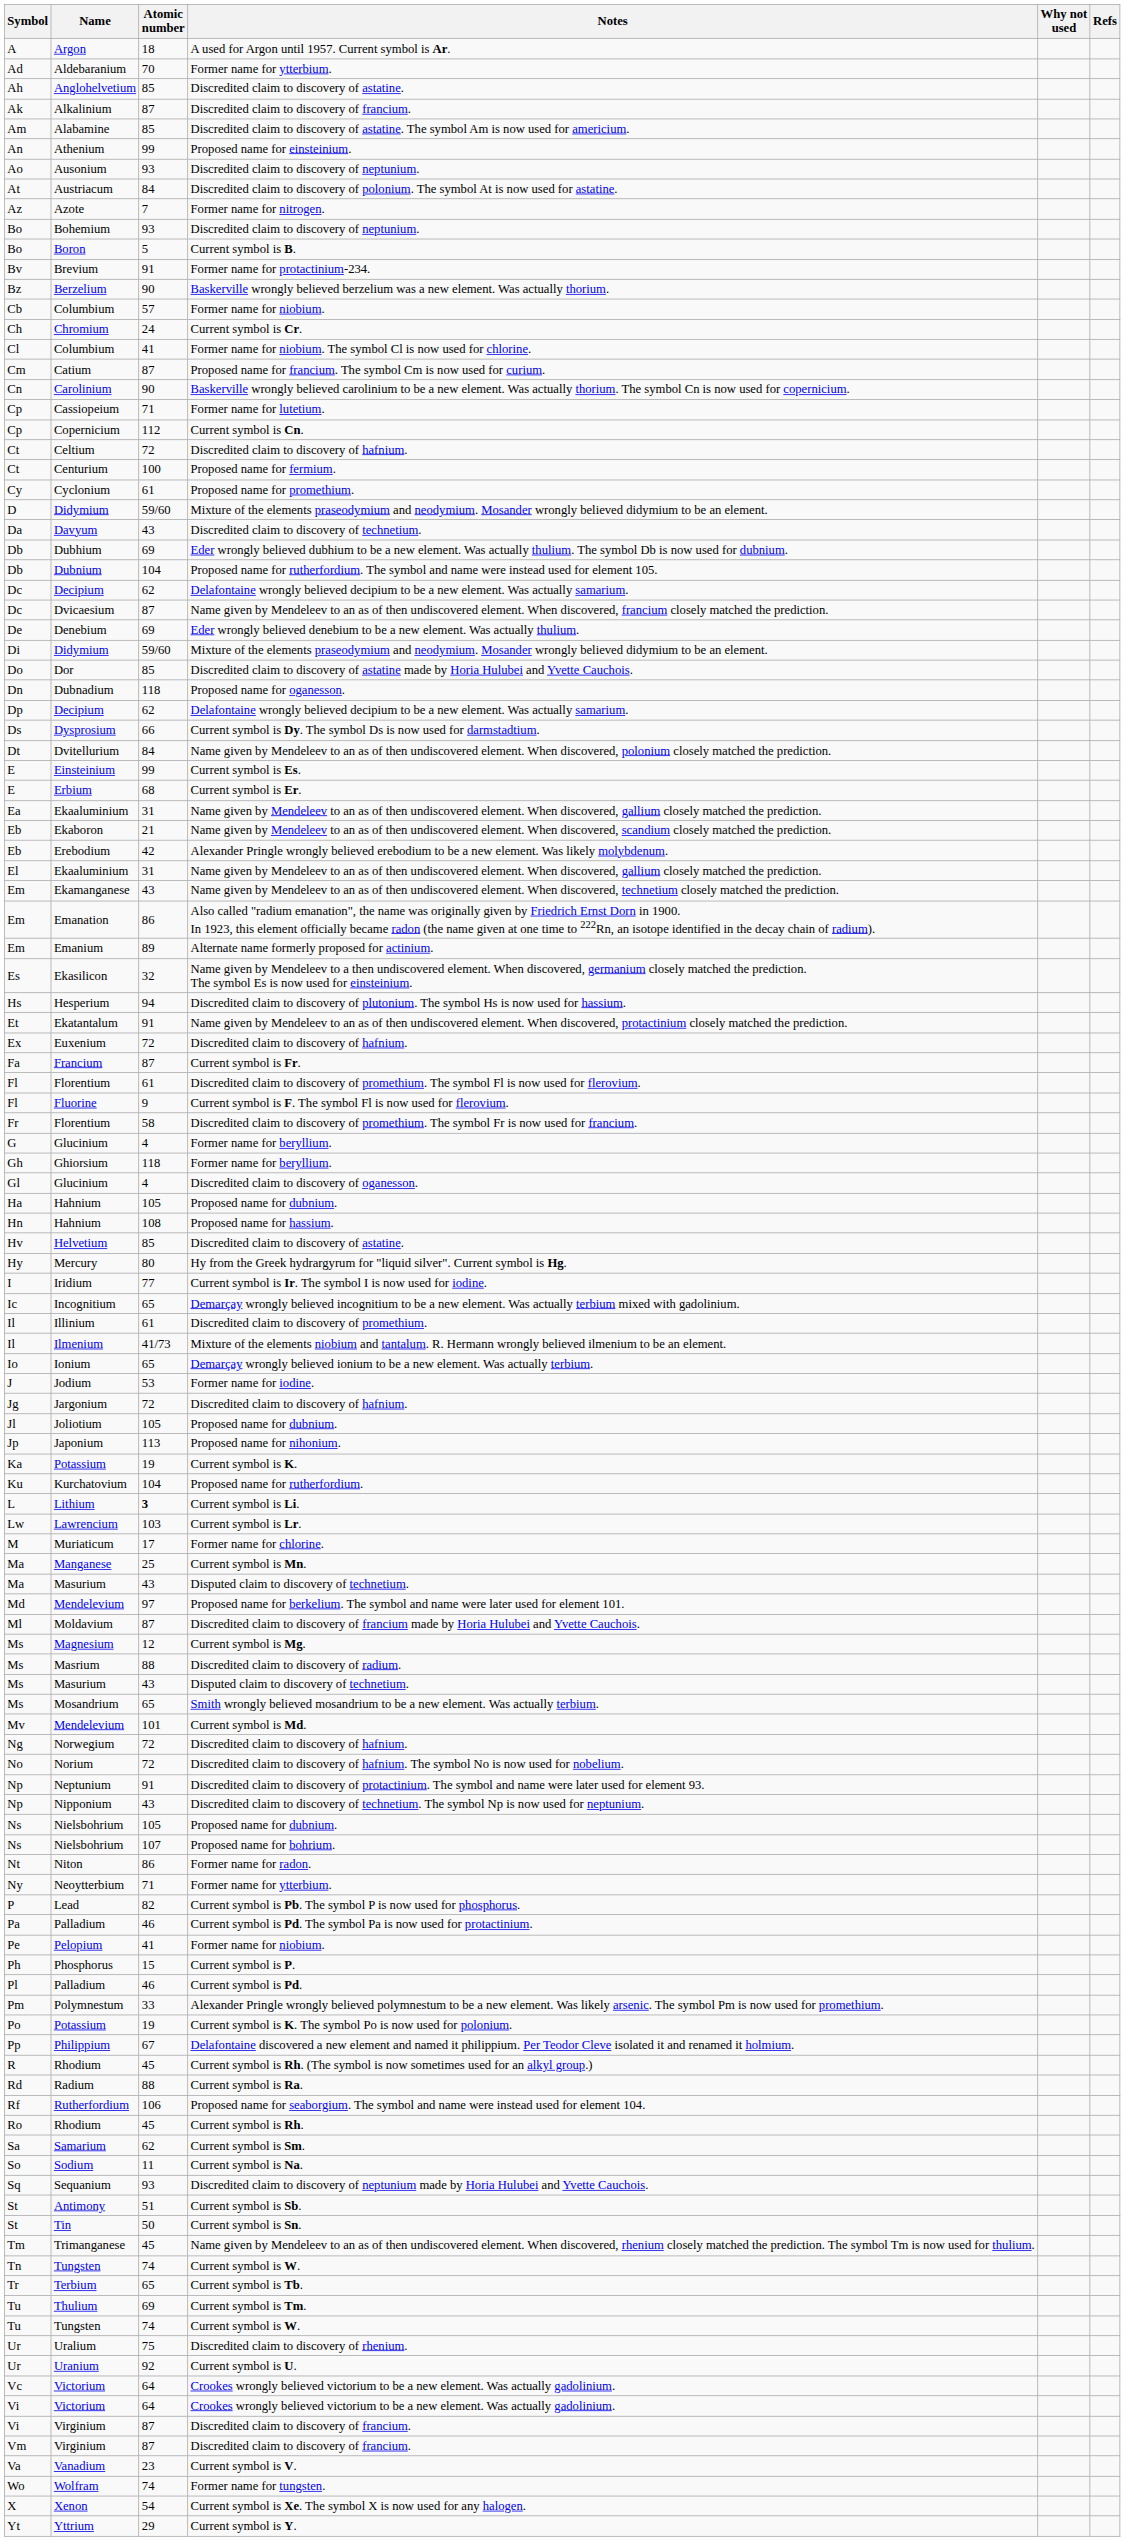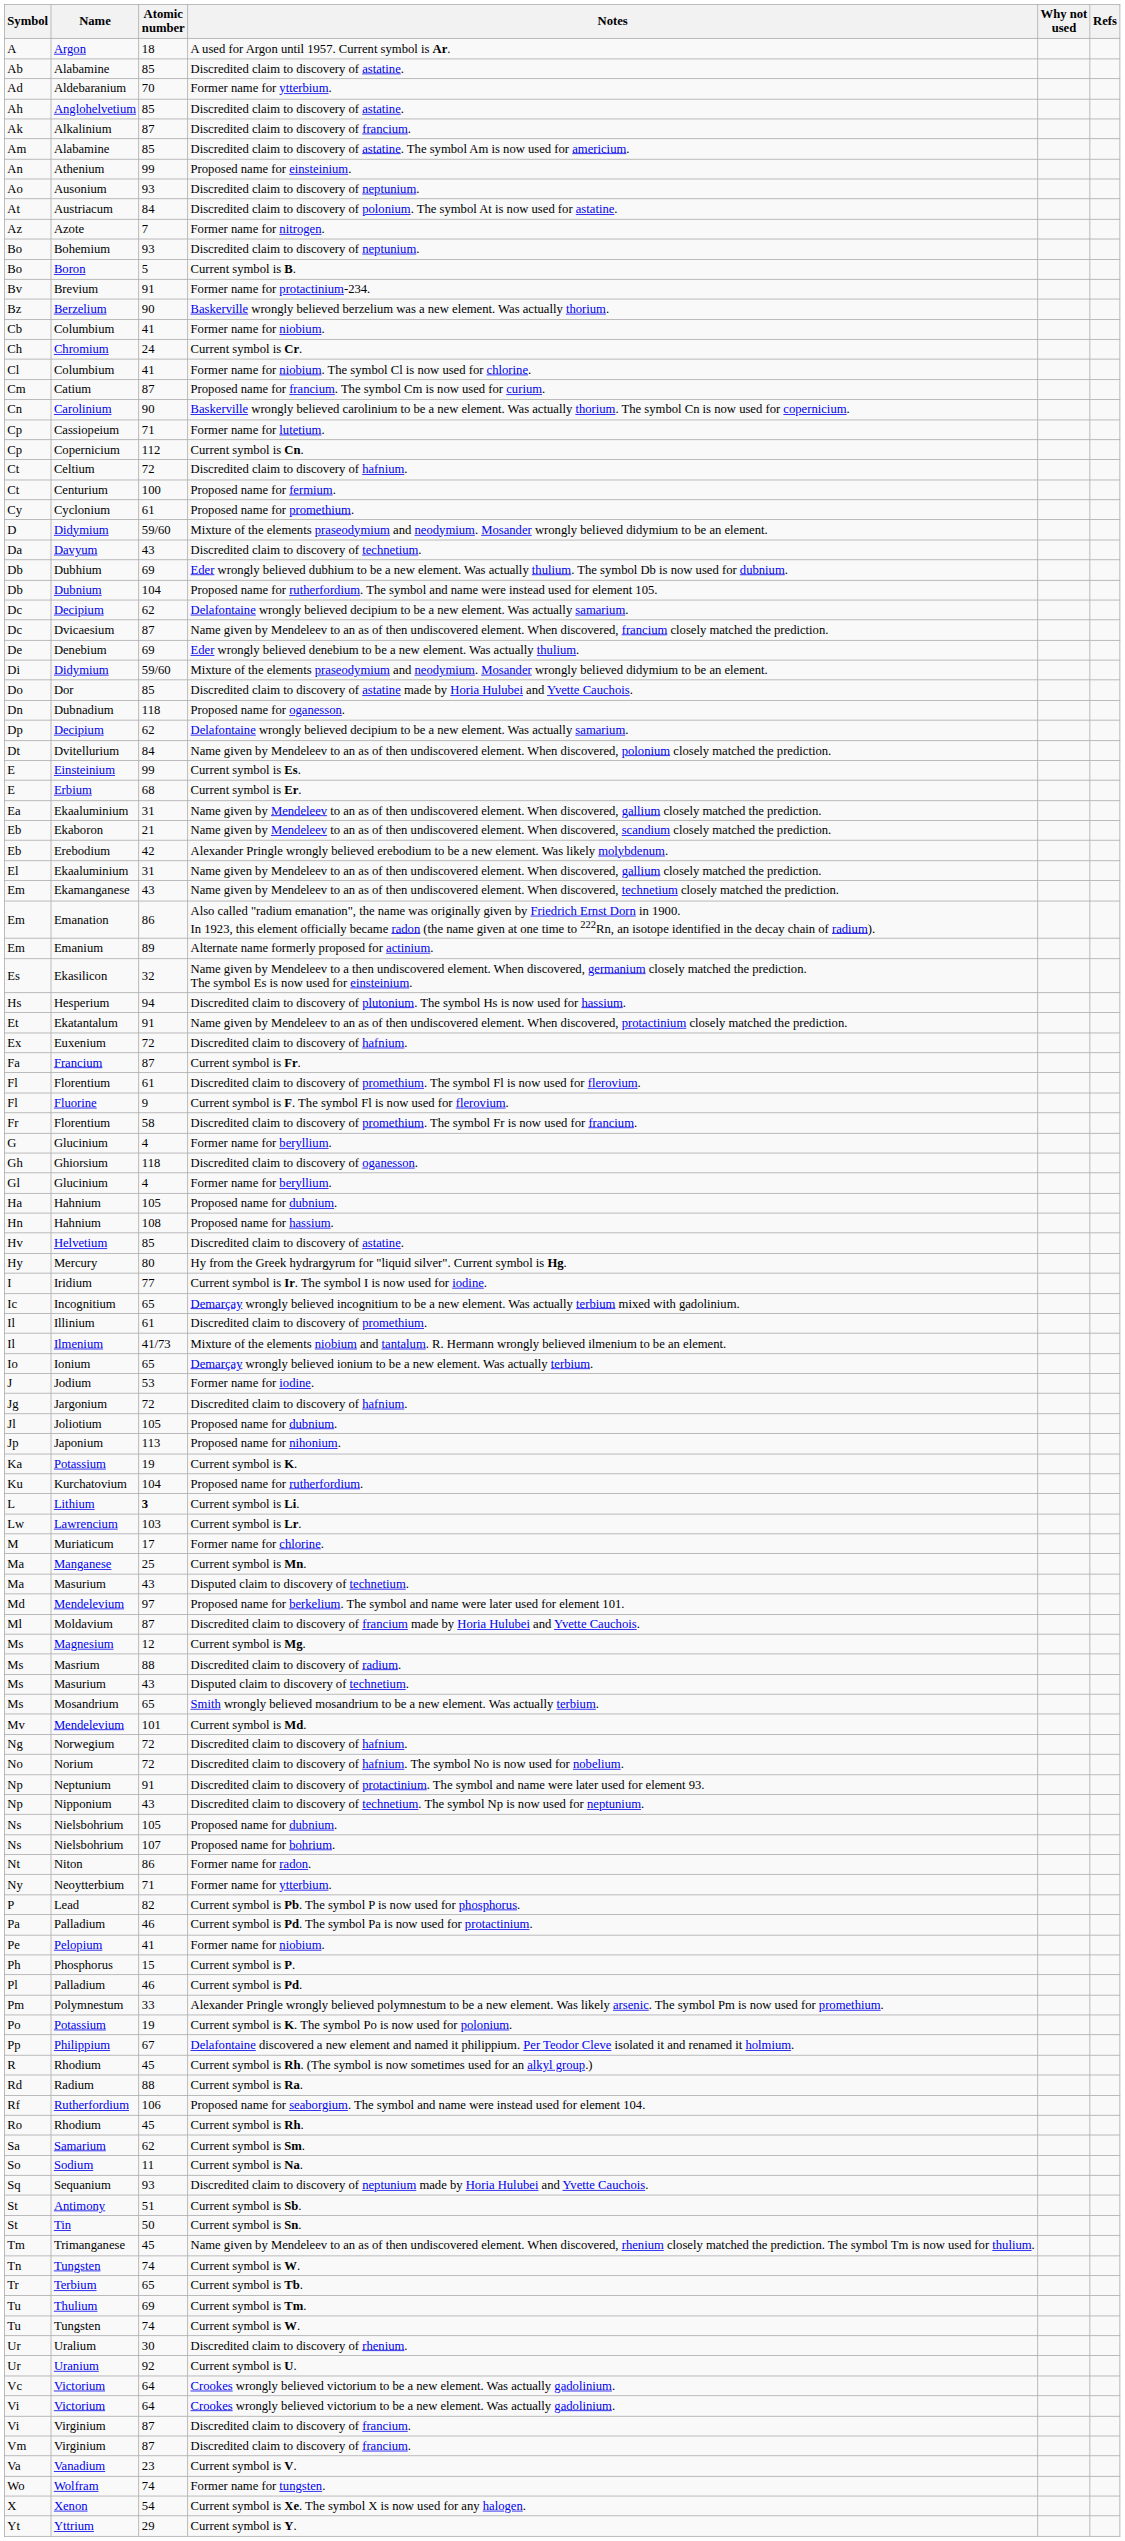+ row: (15, 68)
(148, 309) 57 -> (148, 329) 41
- row: (14, 730)
(261, 1163) Former name for beryllium. -> (304, 1163) Discredited claim to discovery of oganesson.
(304, 1183) Discredited claim to discovery of oganesson. -> (261, 1183) Former name for beryllium.
(148, 2345) 75 -> (148, 2345) 30
